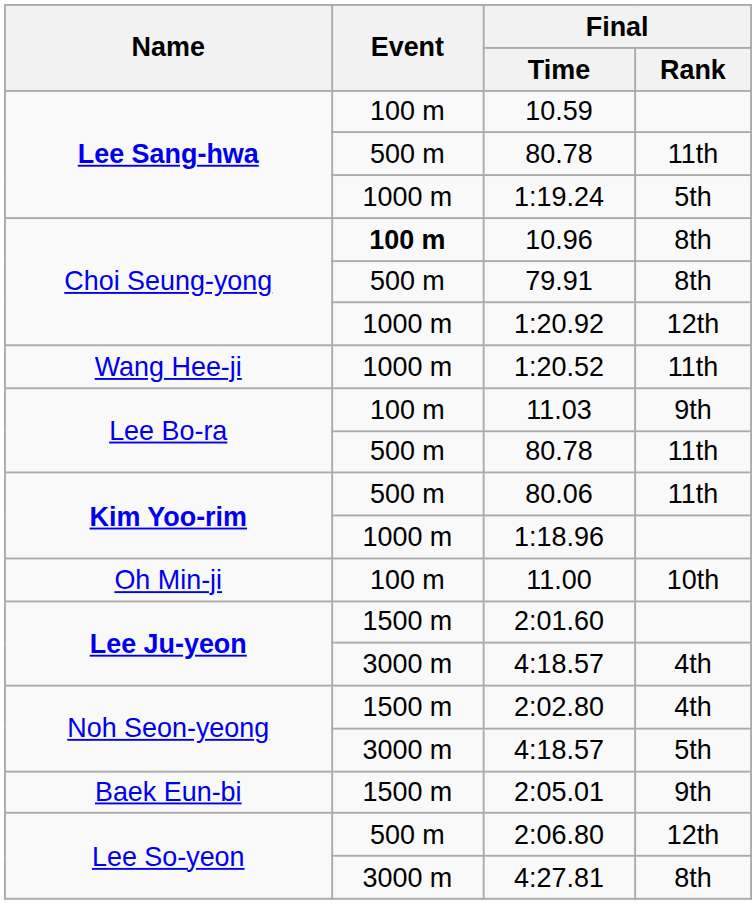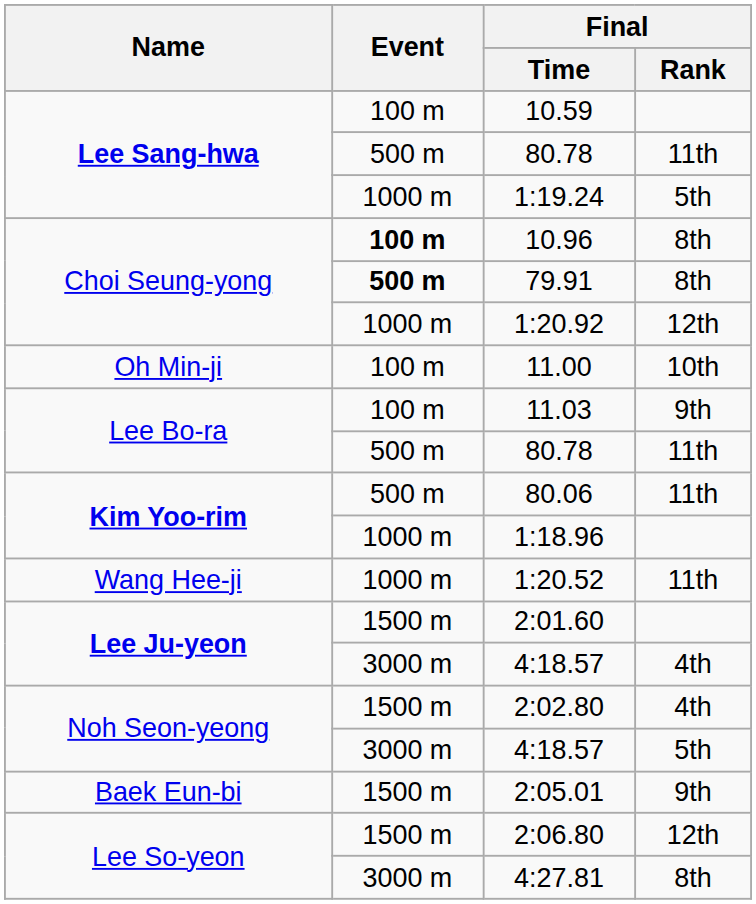(407, 282) normal -> (407, 282) bold
rows swapped: (168, 580) <-> (168, 367)
(407, 835) 500 m -> (407, 835) 1500 m
